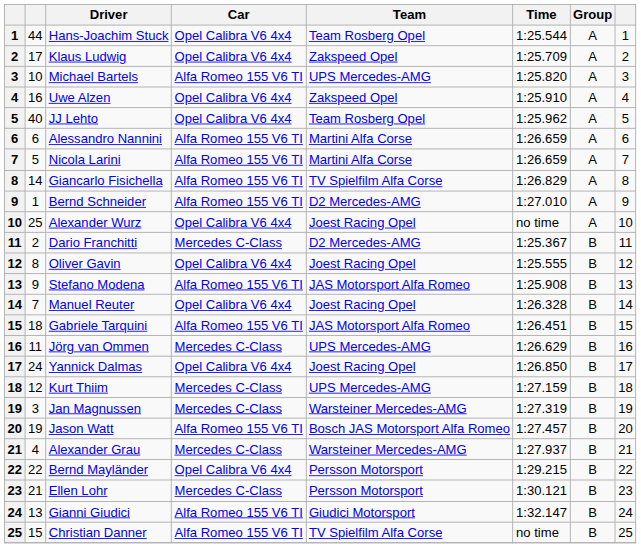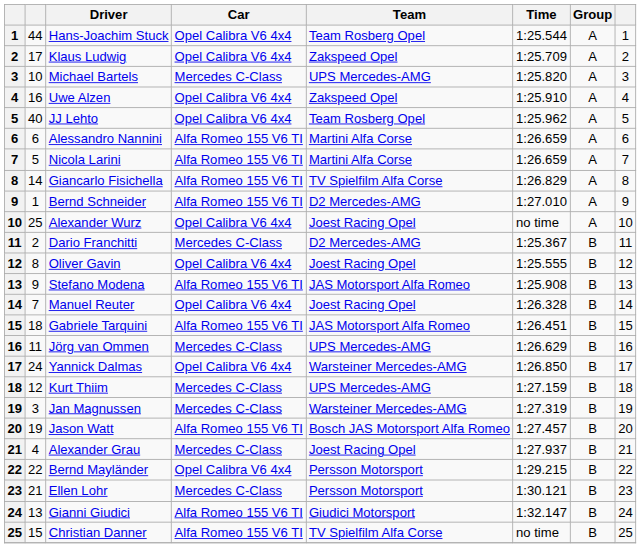(239, 77) Alfa Romeo 155 V6 TI -> (228, 77) Mercedes C-Class
(362, 367) Joest Racing Opel -> (388, 367) Warsteiner Mercedes-AMG
(388, 450) Warsteiner Mercedes-AMG -> (362, 450) Joest Racing Opel
